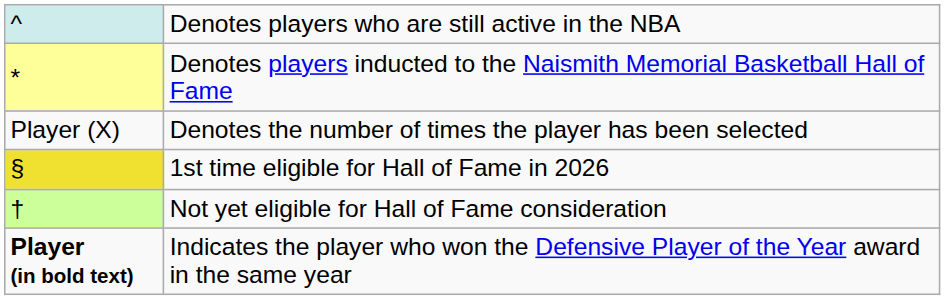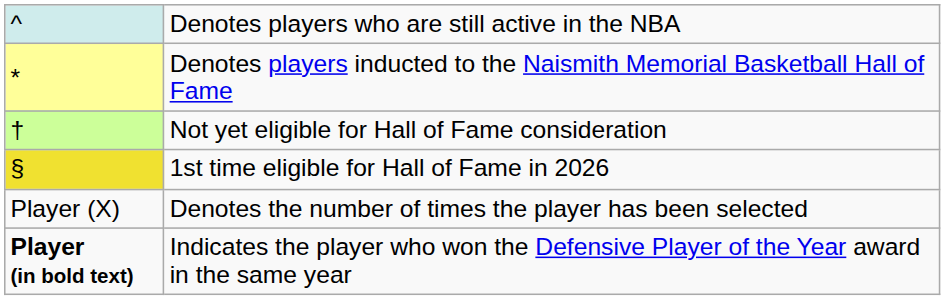rows swapped: (418, 208) <-> (489, 129)
